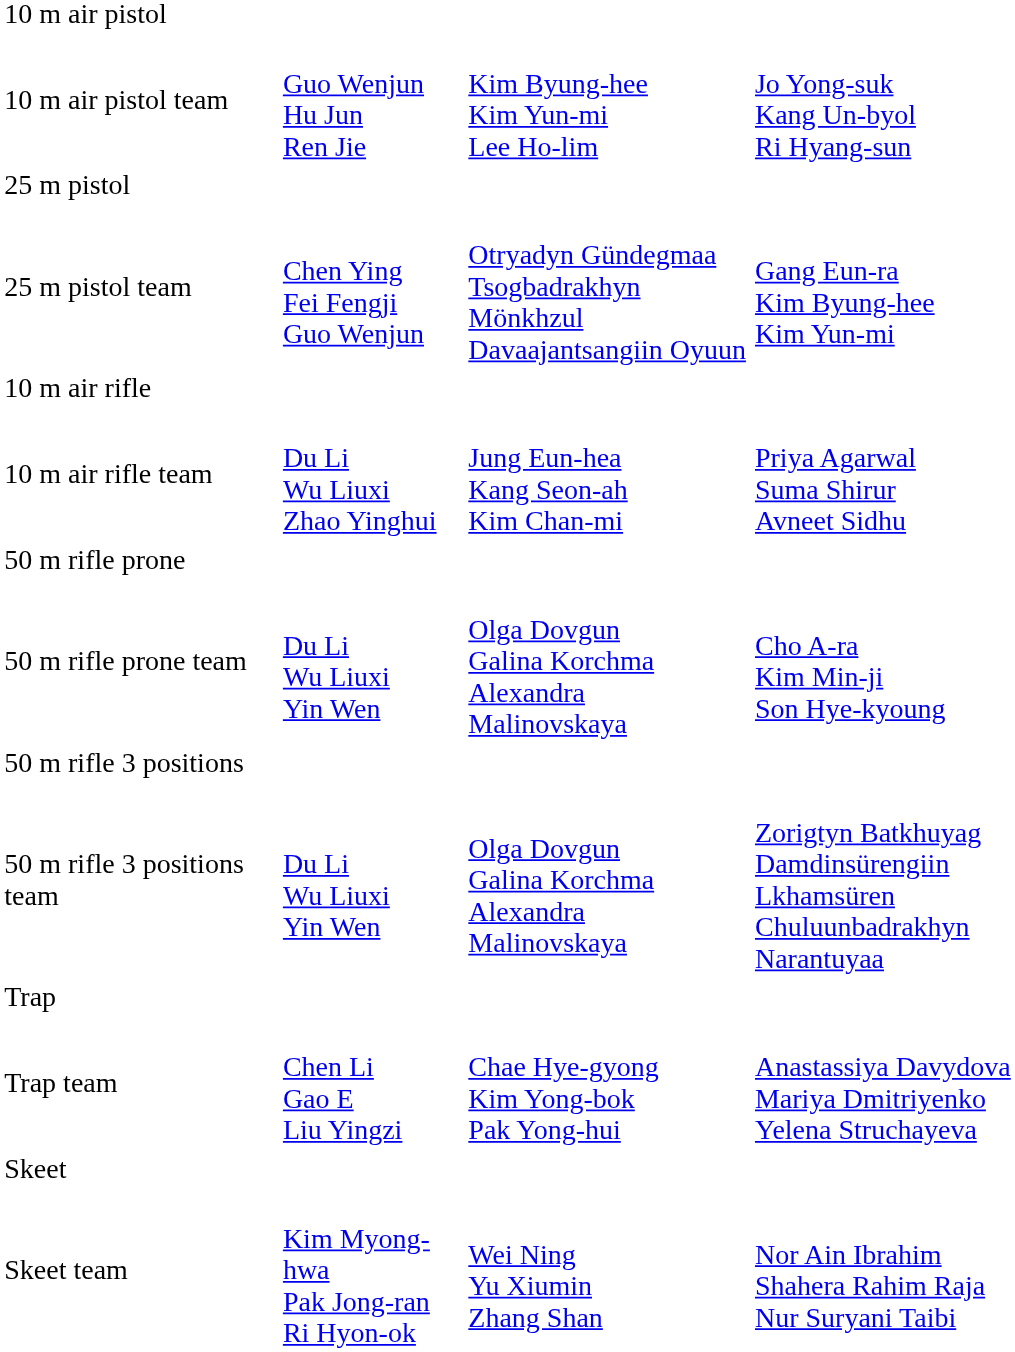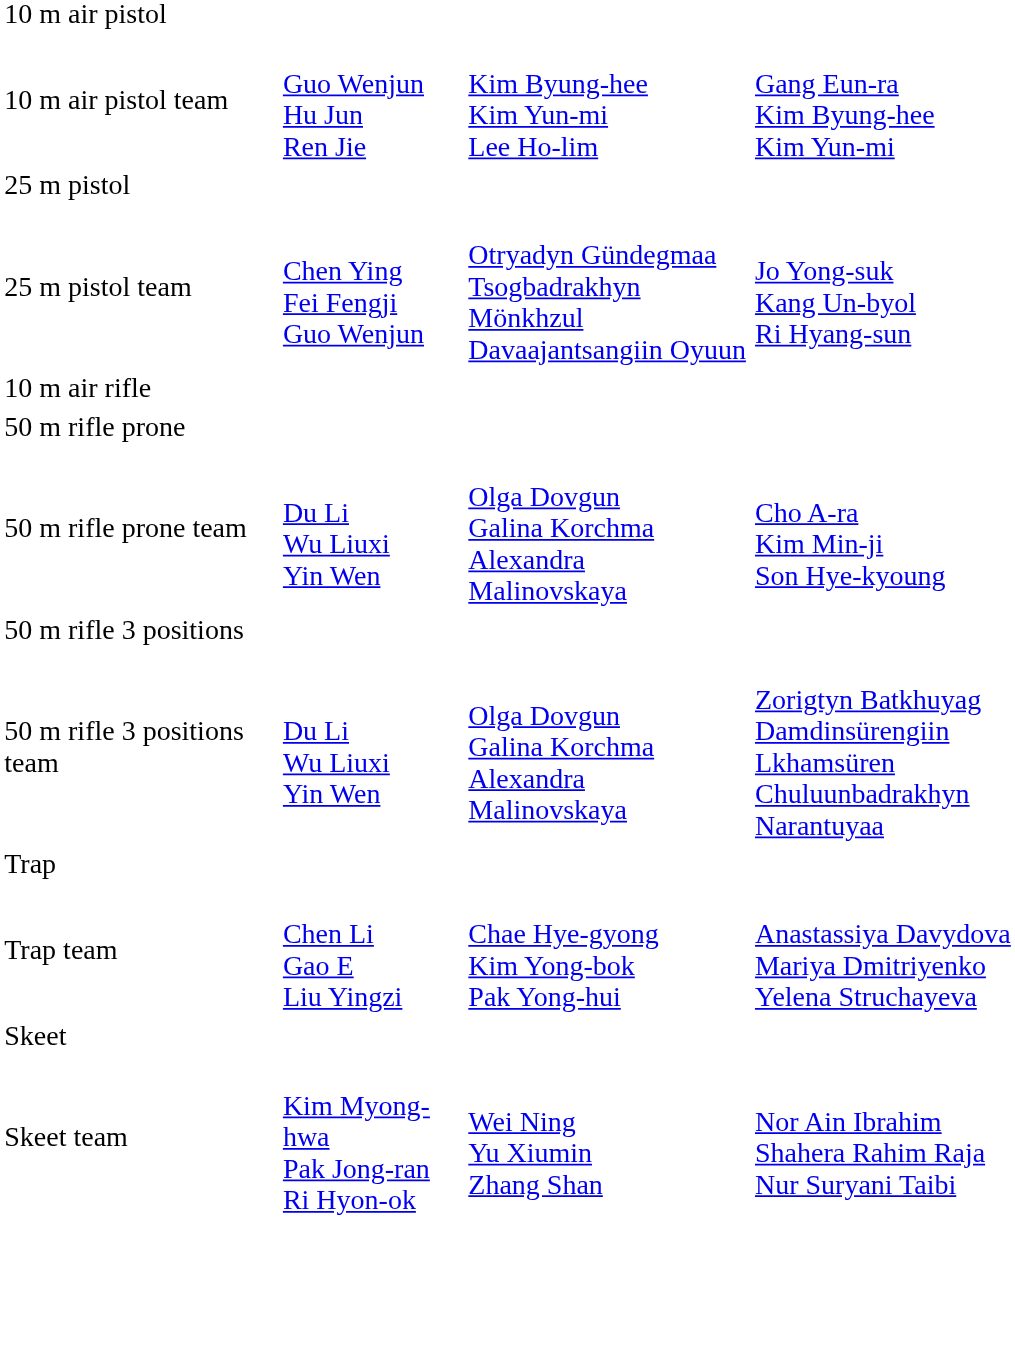(835, 115) Jo Yong-suk Kang Un-byol Ri Hyang-sun -> (845, 115) Gang Eun-ra Kim Byung-hee Kim Yun-mi
(845, 302) Gang Eun-ra Kim Byung-hee Kim Yun-mi -> (835, 302) Jo Yong-suk Kang Un-byol Ri Hyang-sun
- row: (108, 473)
